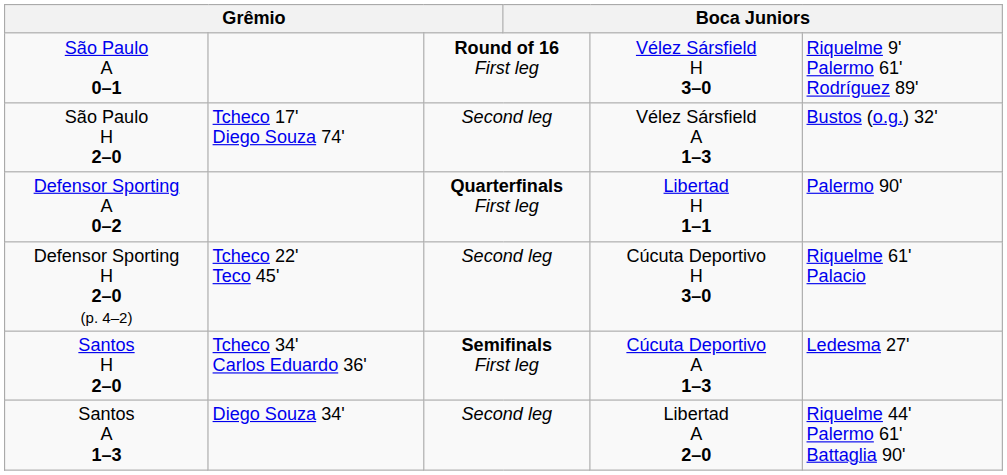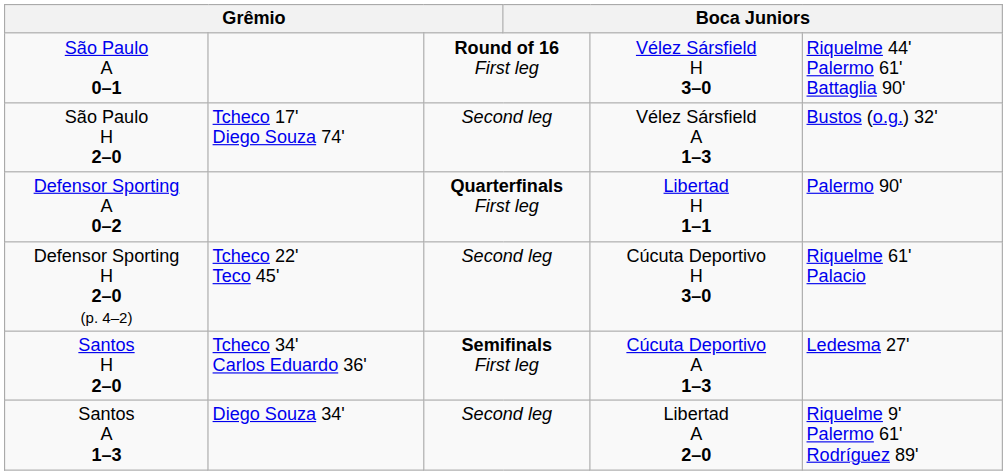(863, 67) Riquelme 9' Palermo 61' Rodríguez 89' -> (859, 67) Riquelme 44' Palermo 61' Battaglia 90'
(859, 434) Riquelme 44' Palermo 61' Battaglia 90' -> (863, 434) Riquelme 9' Palermo 61' Rodríguez 89'
